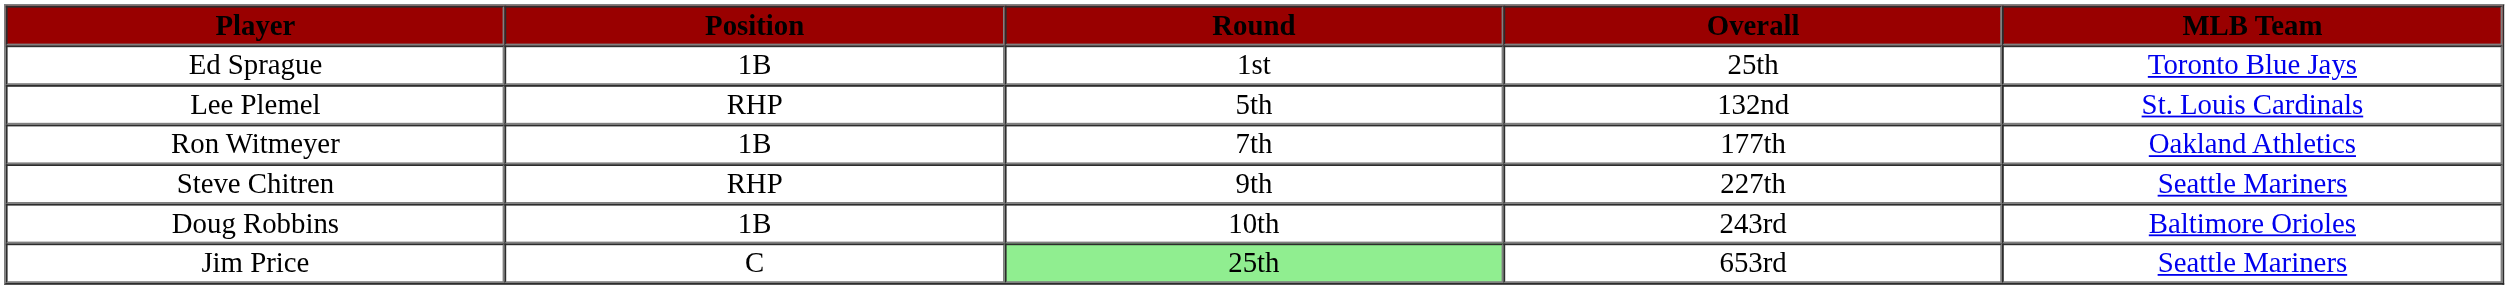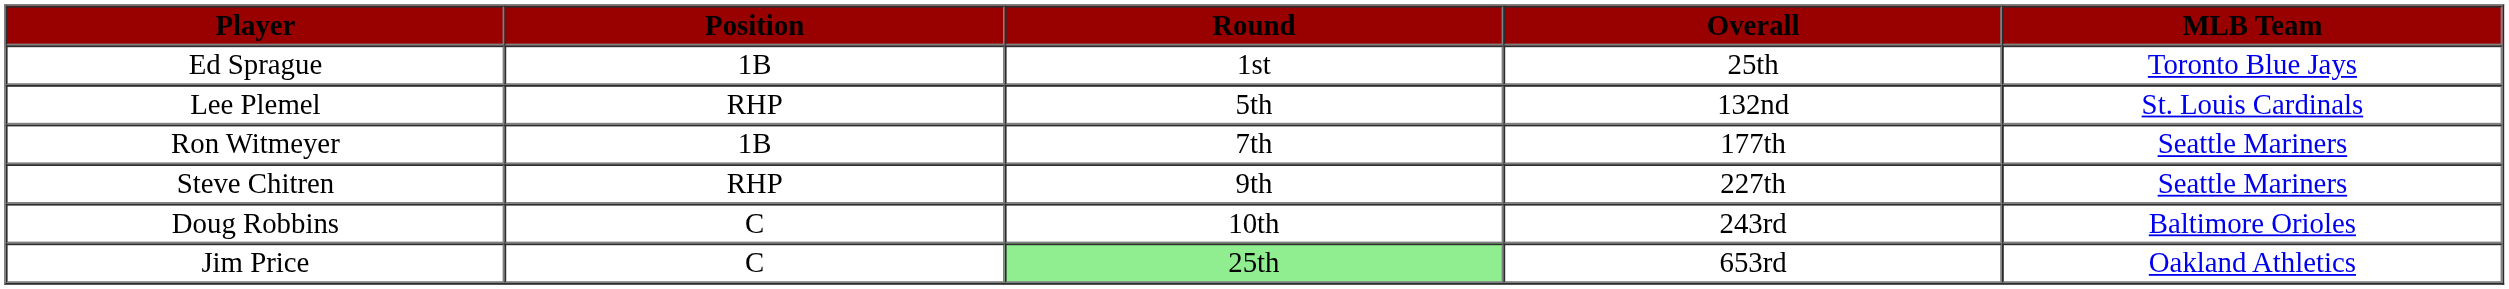(2252, 144) Oakland Athletics -> (2252, 144) Seattle Mariners
(755, 223) 1B -> (755, 223) C
(2252, 262) Seattle Mariners -> (2252, 262) Oakland Athletics
